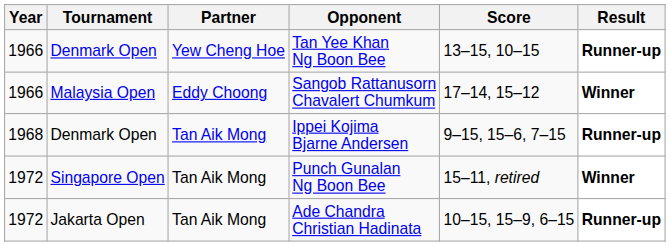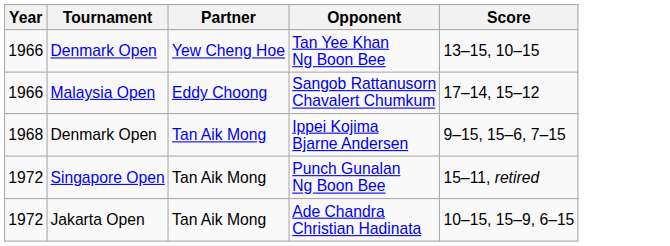- column: (621, 17)
